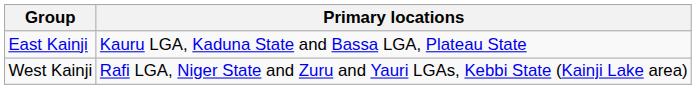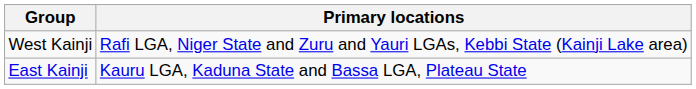rows swapped: (48, 44) <-> (50, 71)
